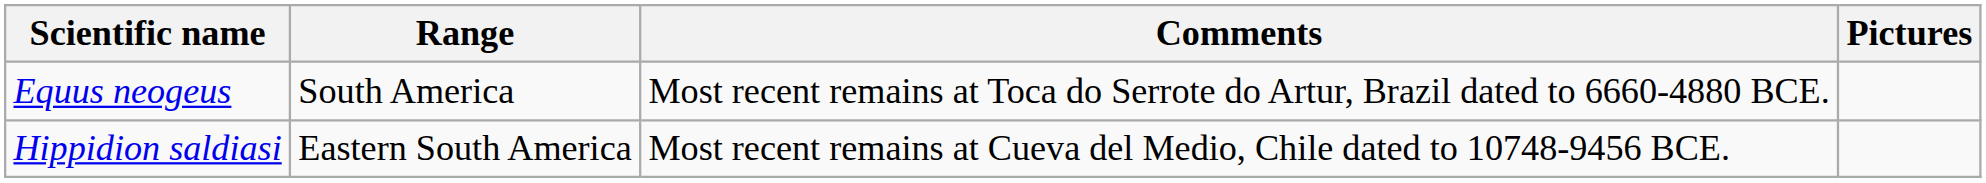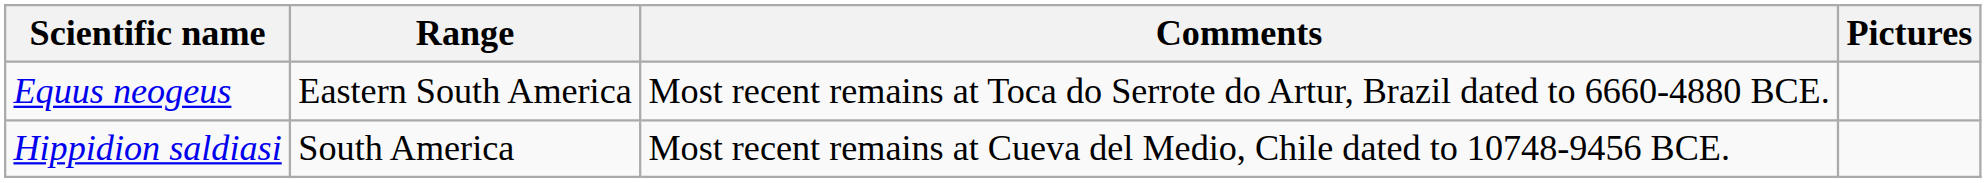(406, 90) South America -> (465, 90) Eastern South America
(465, 147) Eastern South America -> (406, 147) South America
